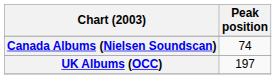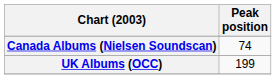(245, 64) 197 -> (245, 64) 199
